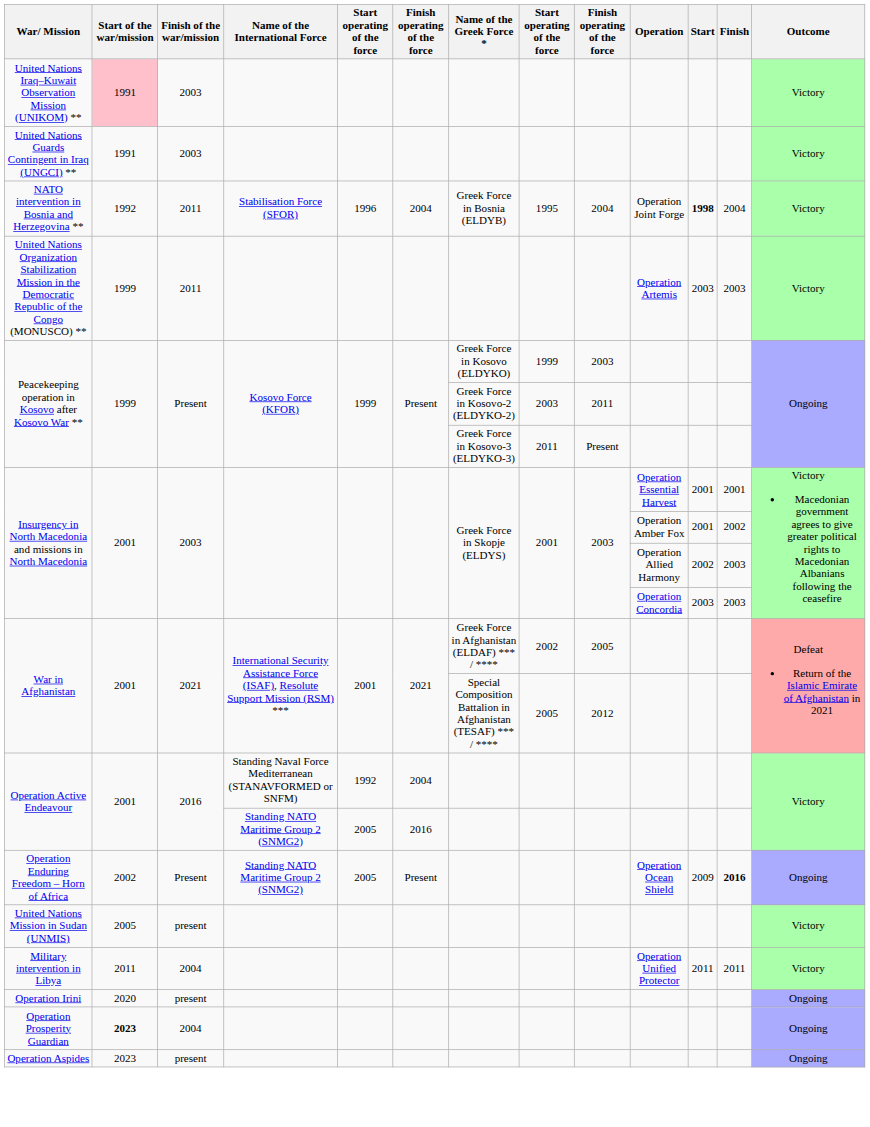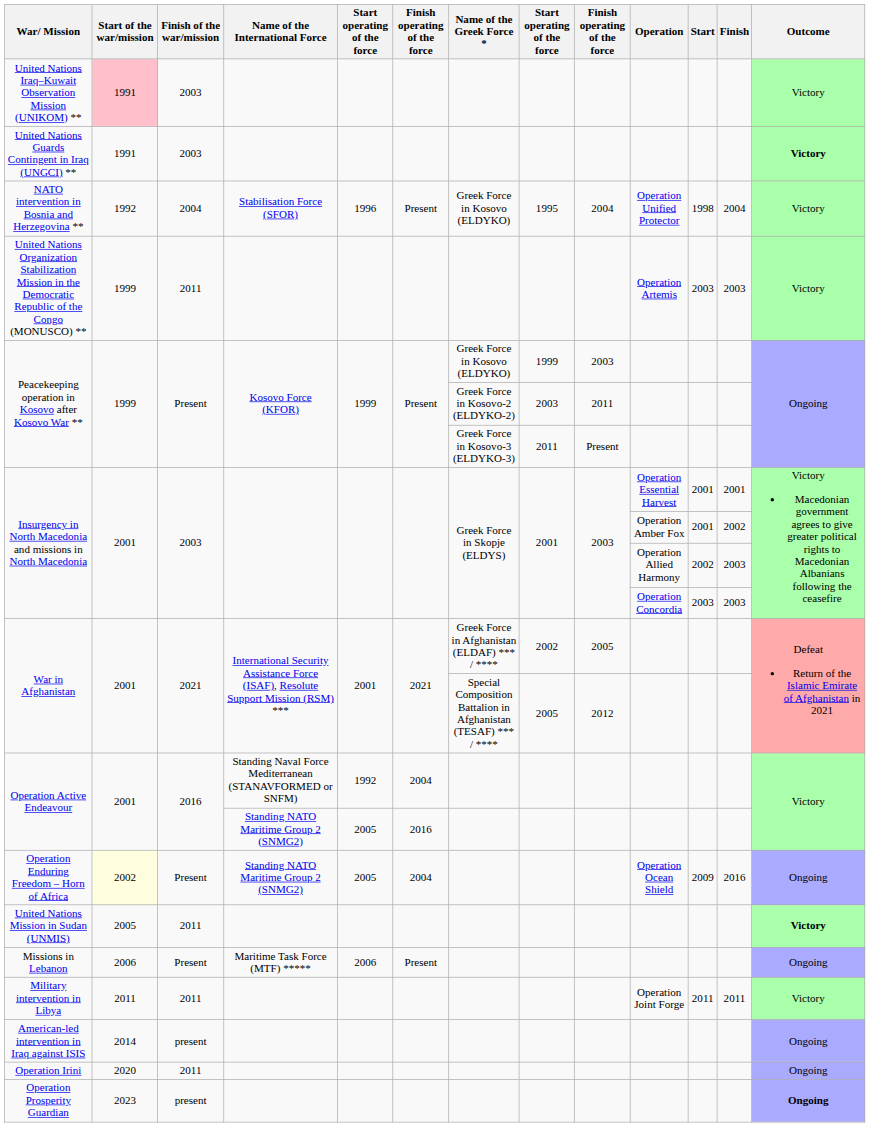(808, 153) normal -> (808, 153) bold
(191, 208) 2011 -> (191, 208) 2004
(421, 208) 2004 -> (421, 208) Present
(484, 208) Greek Force in Bosnia (ELDYB) -> (484, 208) Greek Force in Kosovo (ELDYKO)
(659, 208) Operation Joint Forge -> (659, 208) Operation Unified Protector
(703, 208) bold -> (703, 208) normal
(125, 877) no background -> (125, 877) lightyellow background
(421, 877) Present -> (421, 877) 2004
(734, 877) bold -> (734, 877) normal
(191, 926) present -> (191, 926) 2011
(808, 926) normal -> (808, 926) bold
+ row: (48, 962)
(191, 968) 2004 -> (191, 998) 2011
(659, 968) Operation Unified Protector -> (659, 998) Operation Joint Forge
+ row: (48, 1040)
(191, 998) present -> (191, 1070) 2011
(125, 1028) bold -> (125, 1100) normal
(191, 1028) 2004 -> (191, 1100) present
(808, 1028) normal -> (808, 1100) bold
- row: (48, 1058)
